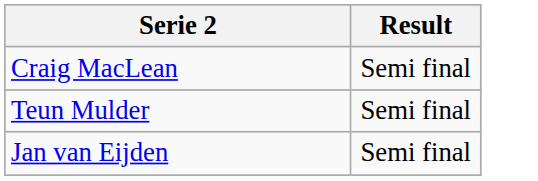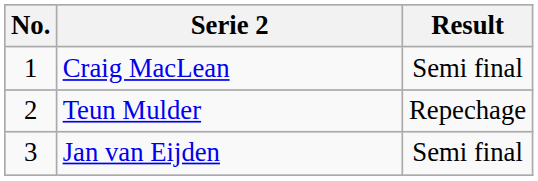+ column: (31, 25)
(416, 110) Semi final -> (468, 110) Repechage
